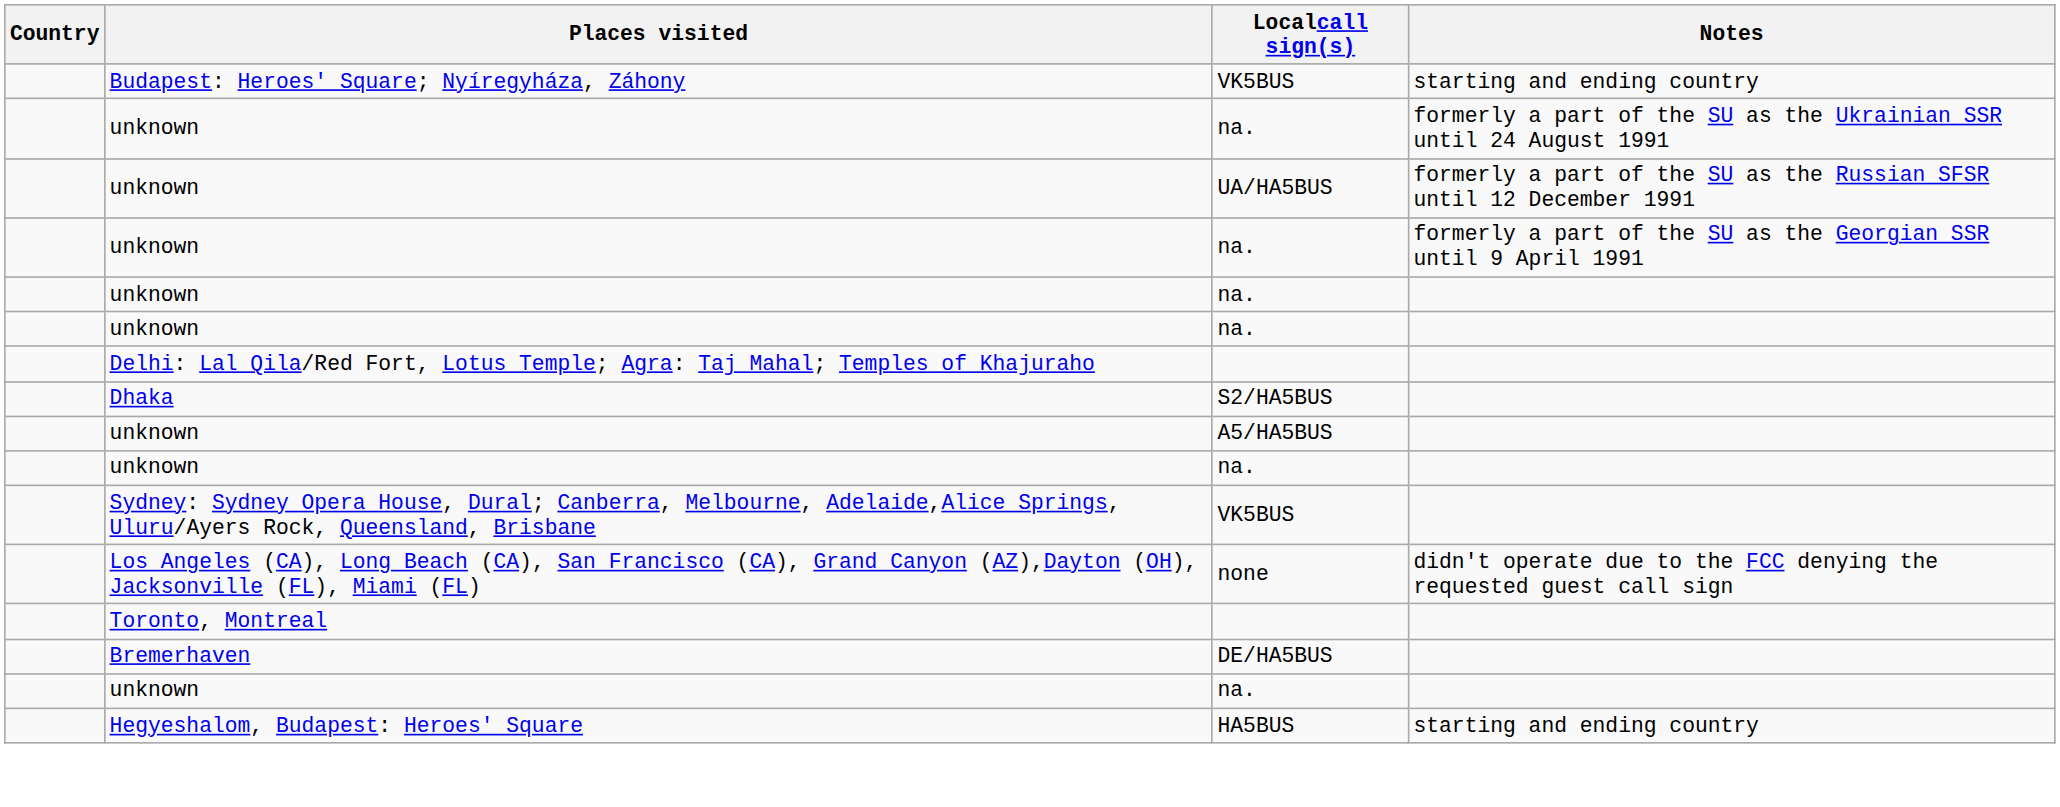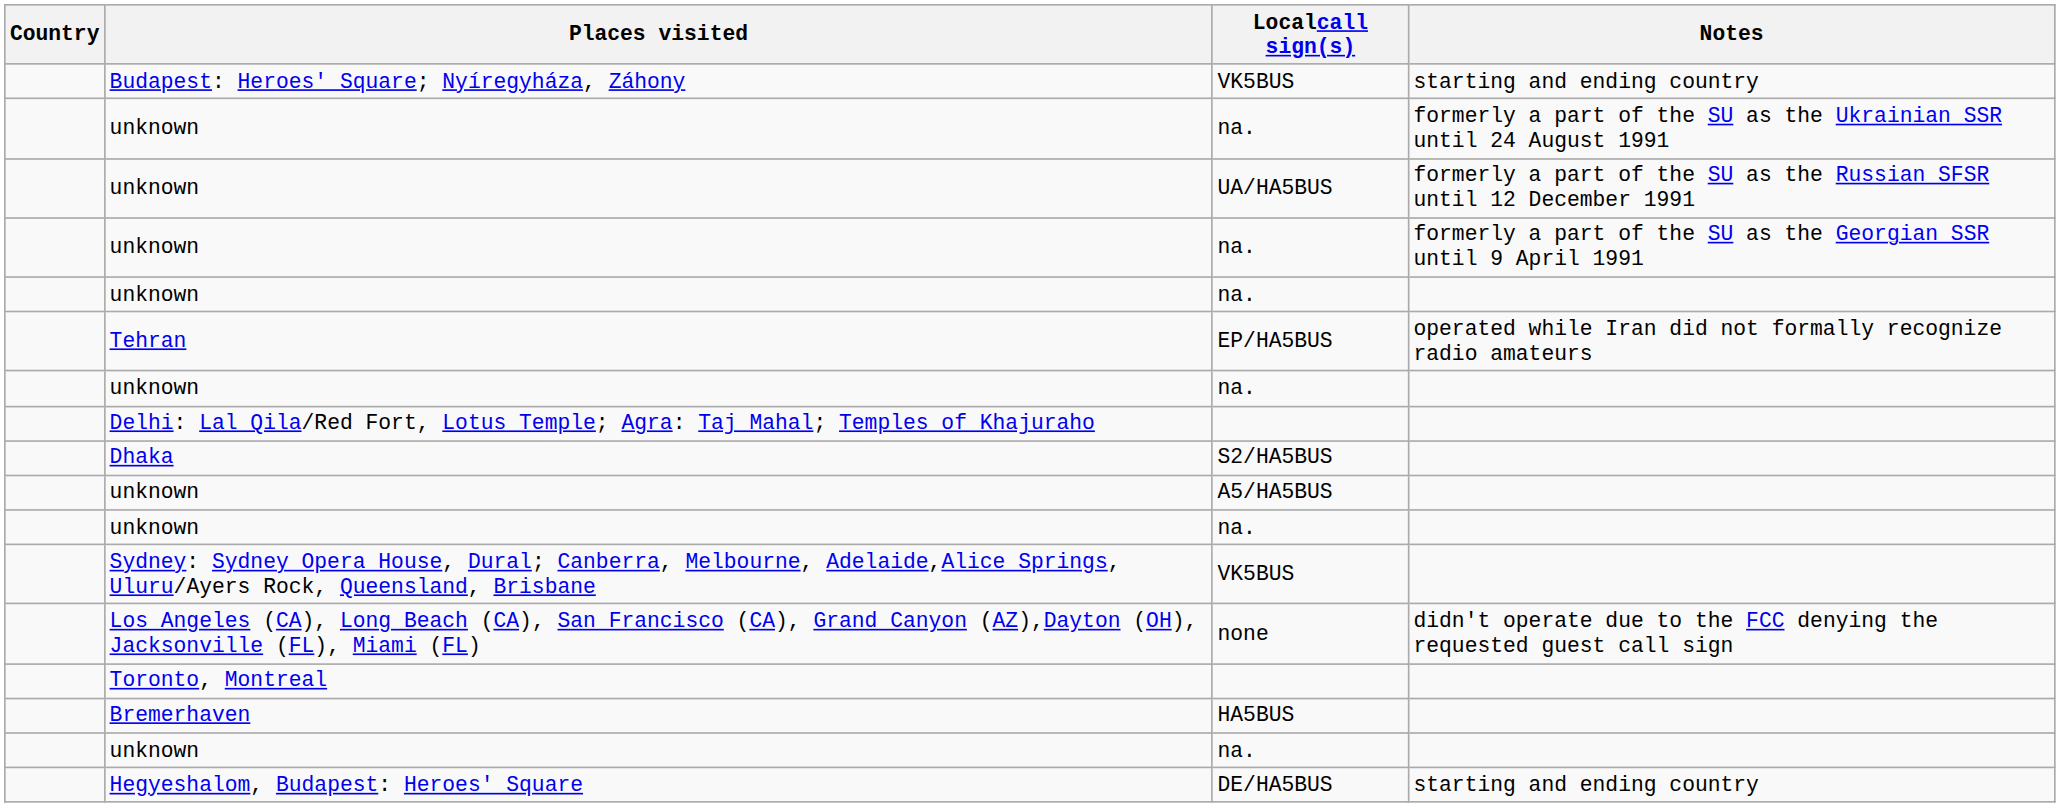+ row: (148, 341)
(1275, 656) DE/HA5BUS -> (1256, 716) HA5BUS
(1256, 726) HA5BUS -> (1275, 785) DE/HA5BUS
